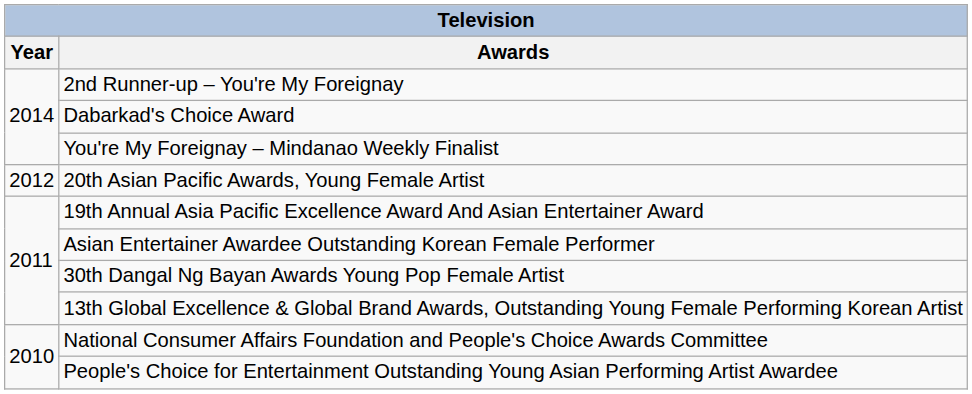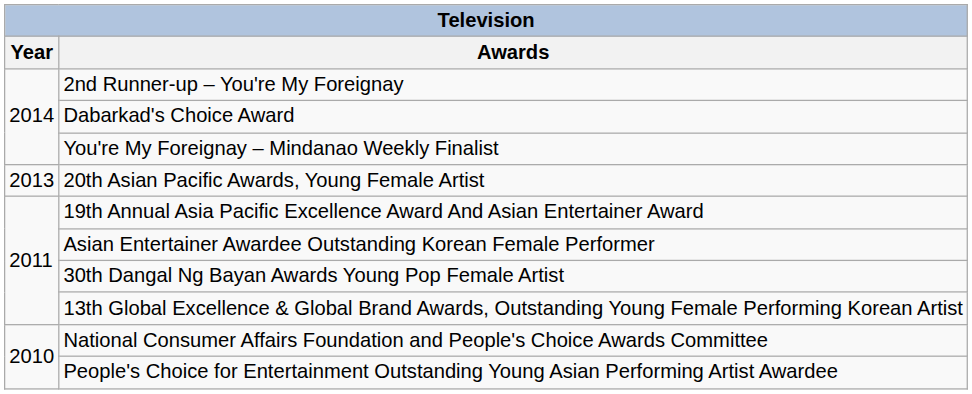(32, 180) 2012 -> (32, 180) 2013
